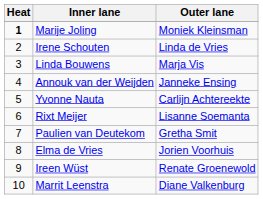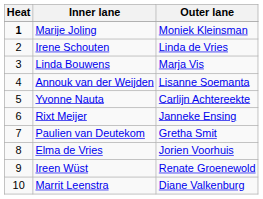(198, 82) Janneke Ensing -> (204, 82) Lisanne Soemanta
(204, 116) Lisanne Soemanta -> (198, 116) Janneke Ensing
